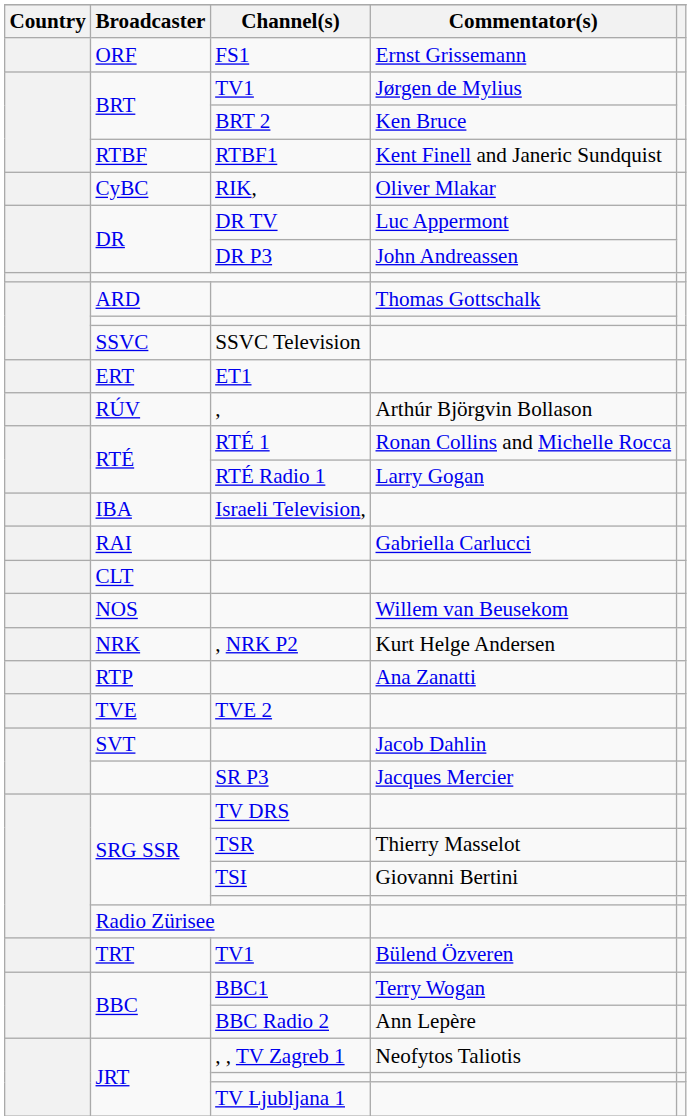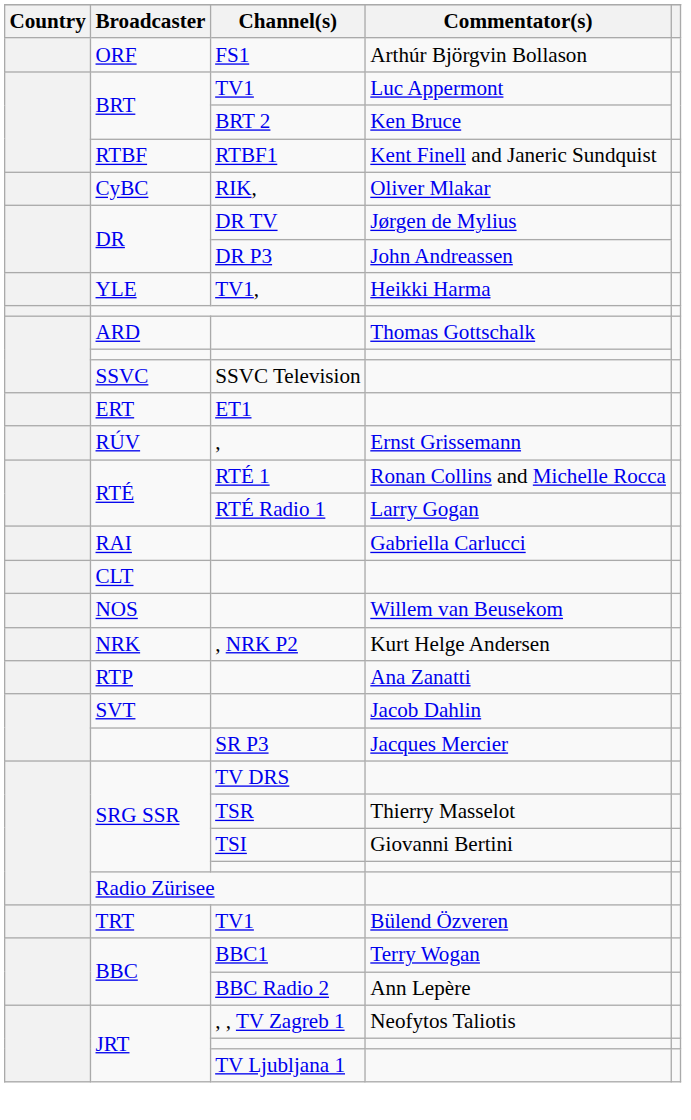(451, 54) Ernst Grissemann -> (479, 54) Arthúr Björgvin Bollason
(449, 88) Jørgen de Mylius -> (437, 88) Luc Appermont
(442, 222) Luc Appermont -> (443, 222) Jørgen de Mylius
+ row: (116, 289)
(484, 409) Arthúr Björgvin Bollason -> (446, 442) Ernst Grissemann
- row: (114, 509)
- row: (116, 710)
